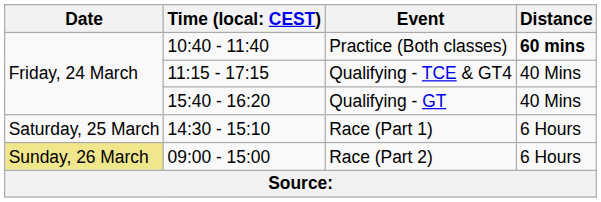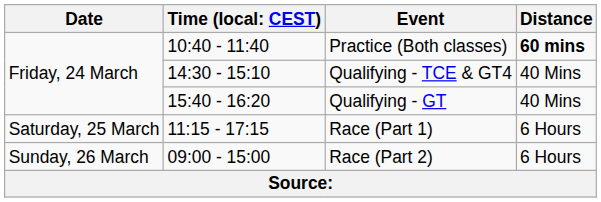(218, 74) 11:15 - 17:15 -> (219, 74) 14:30 - 15:10
(219, 129) 14:30 - 15:10 -> (218, 129) 11:15 - 17:15
(79, 156) khaki background -> (79, 156) no background
